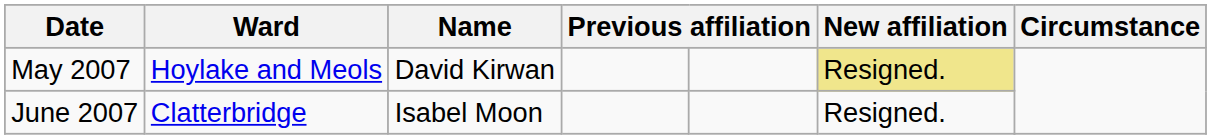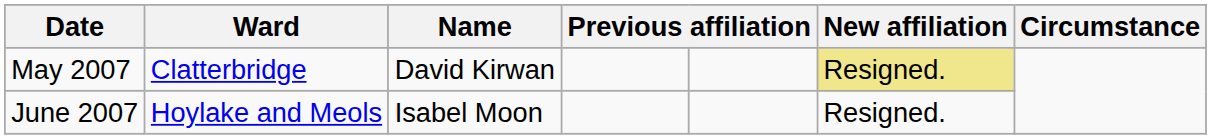(266, 70) Hoylake and Meols -> (229, 70) Clatterbridge
(229, 113) Clatterbridge -> (266, 113) Hoylake and Meols
